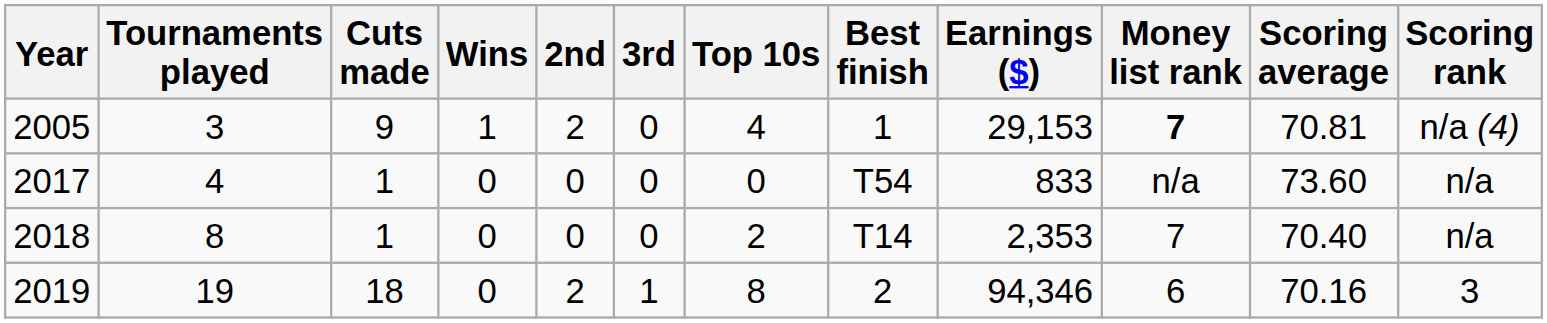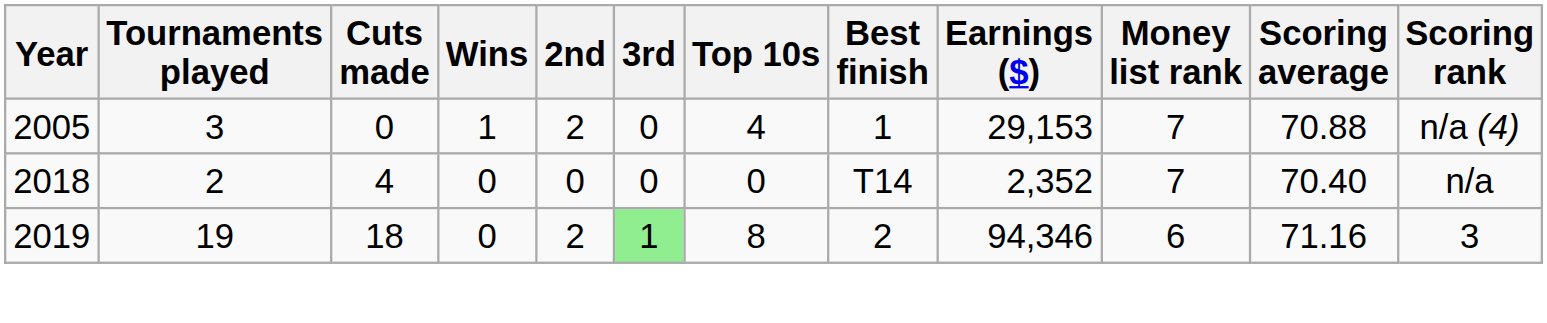(384, 126) 9 -> (384, 126) 0
(1176, 126) bold -> (1176, 126) normal
(1324, 126) 70.81 -> (1324, 126) 70.88
- row: (52, 181)
(215, 236) 8 -> (215, 181) 2
(384, 236) 1 -> (384, 181) 4
(756, 236) 2 -> (756, 181) 0
(1050, 236) 2,353 -> (1050, 181) 2,352
(649, 291) no background -> (649, 236) lightgreen background
(1324, 291) 70.16 -> (1324, 236) 71.16
